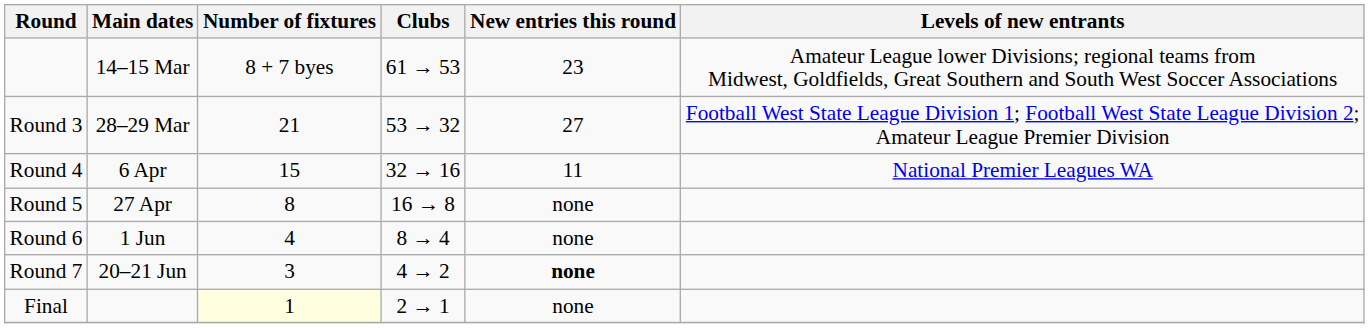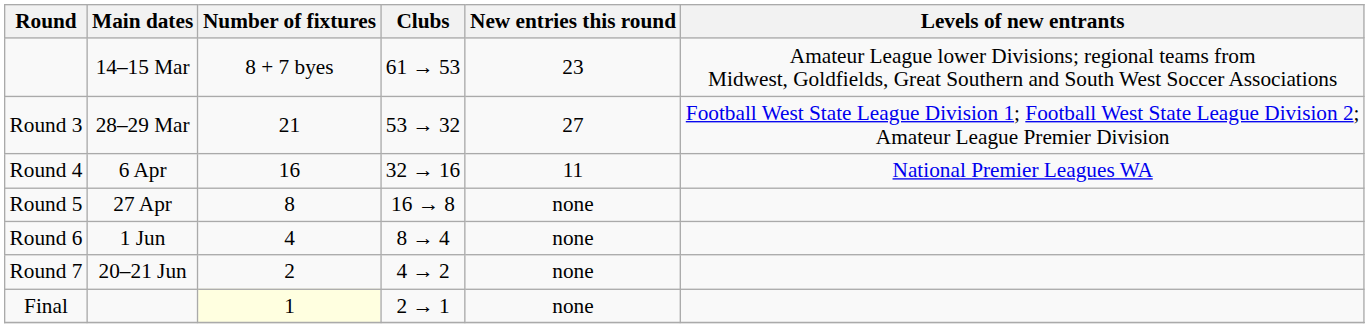(289, 170) 15 -> (289, 170) 16
(289, 271) 3 -> (289, 271) 2
(573, 271) bold -> (573, 271) normal
